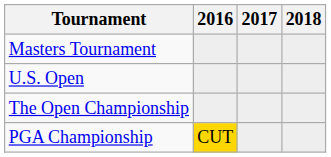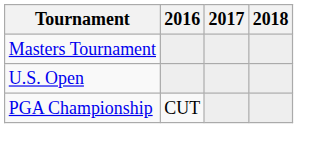- row: (99, 108)
(215, 137) gold background -> (182, 108) no background
